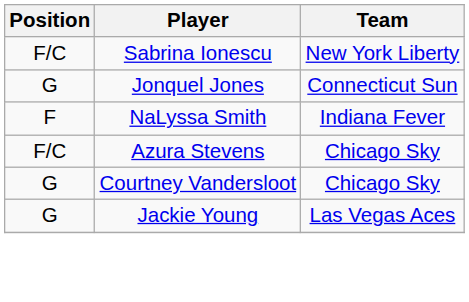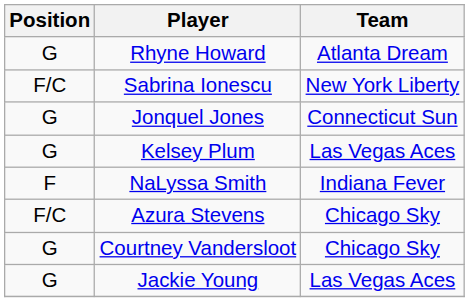+ row: (198, 53)
+ row: (198, 150)
